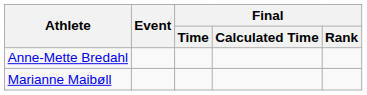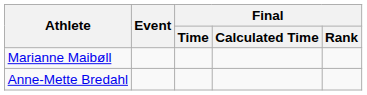rows swapped: (68, 58) <-> (60, 80)
